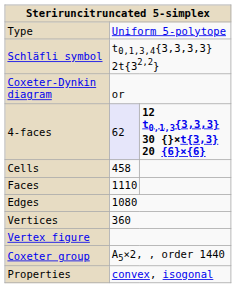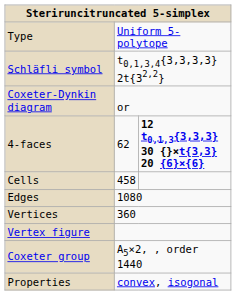(118, 132) lavender background -> (123, 144) no background
- row: (23, 186)
